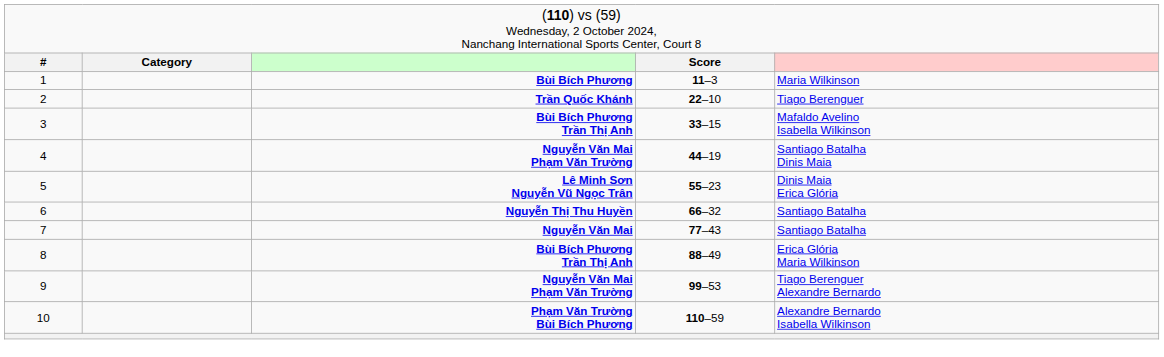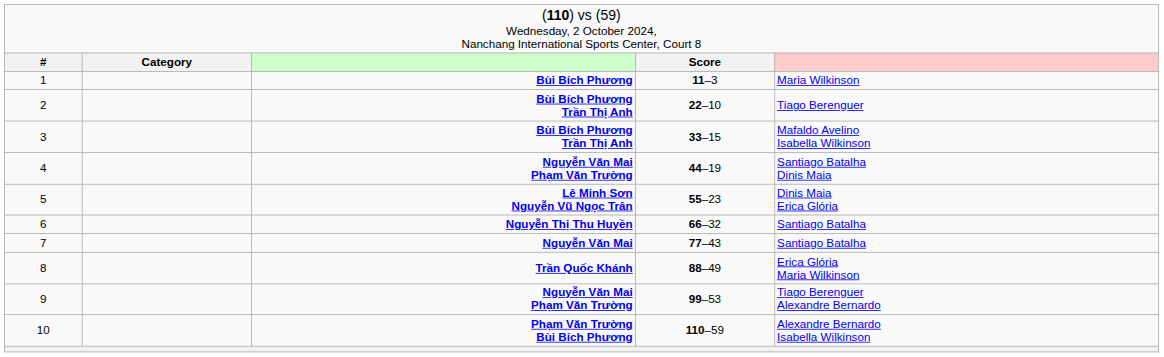(584, 99) Trần Quốc Khánh -> (584, 106) Bùi Bích Phương Trần Thị Anh
(584, 255) Bùi Bích Phương Trần Thị Anh -> (584, 268) Trần Quốc Khánh
